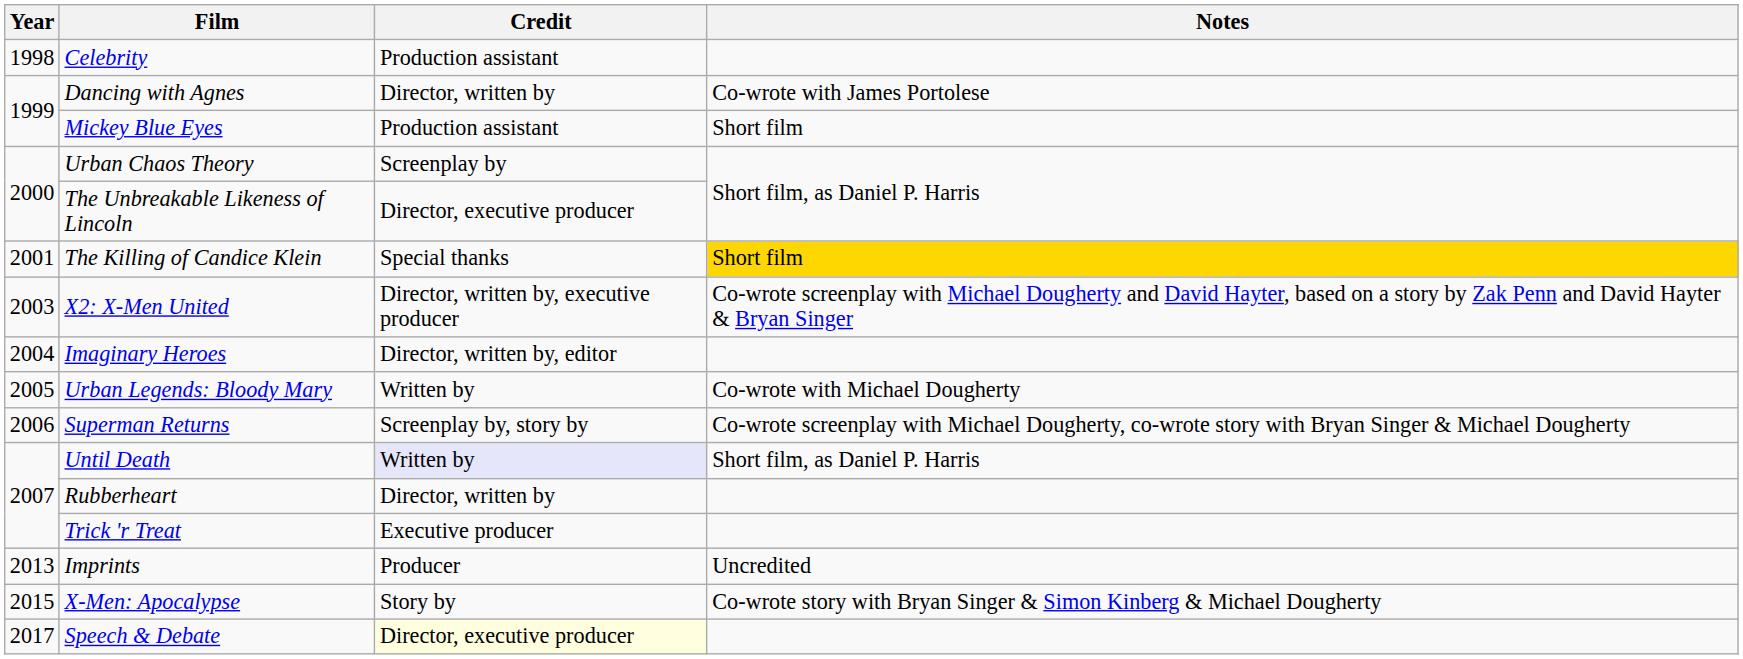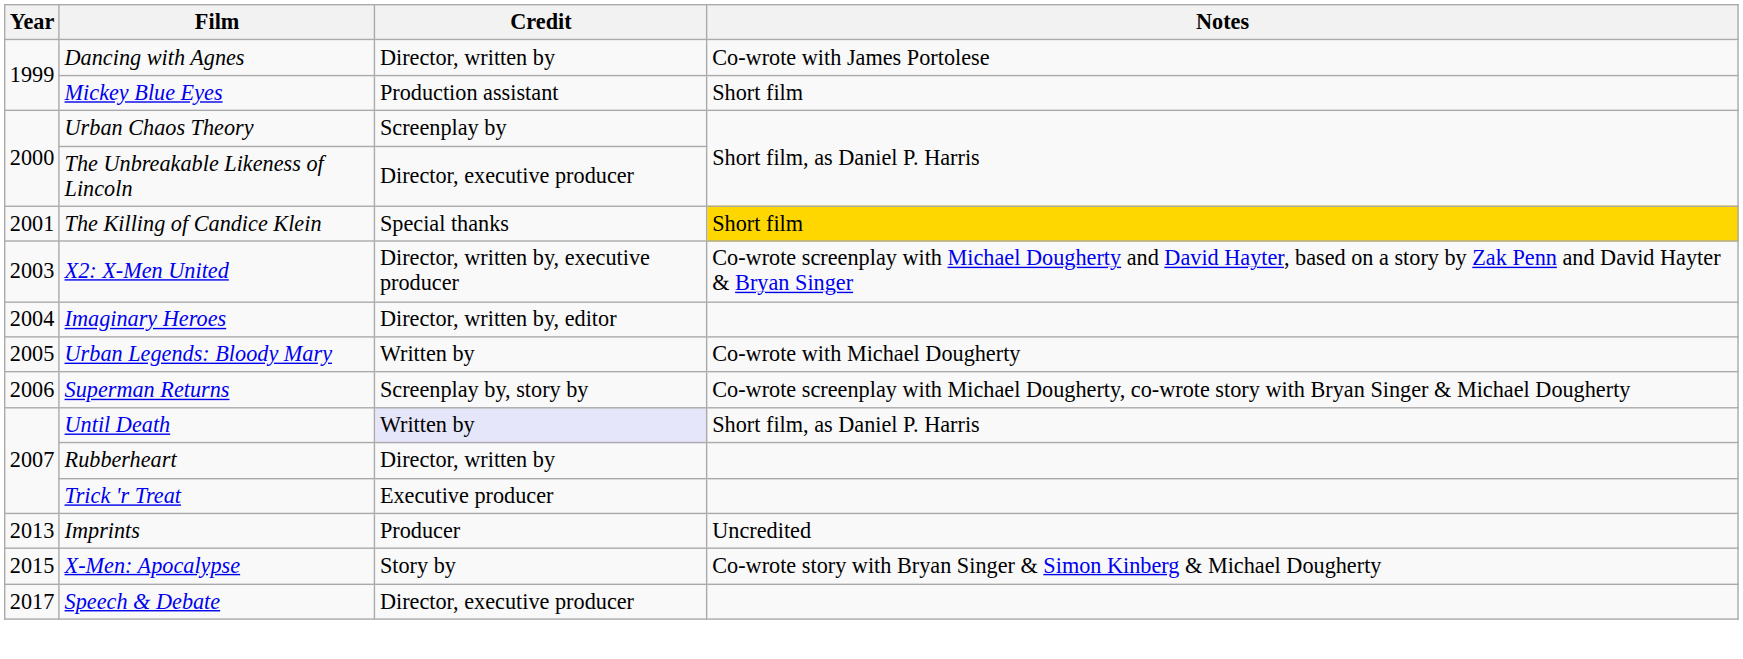- row: (106, 57)
(507, 636) lightyellow background -> (507, 601) no background
